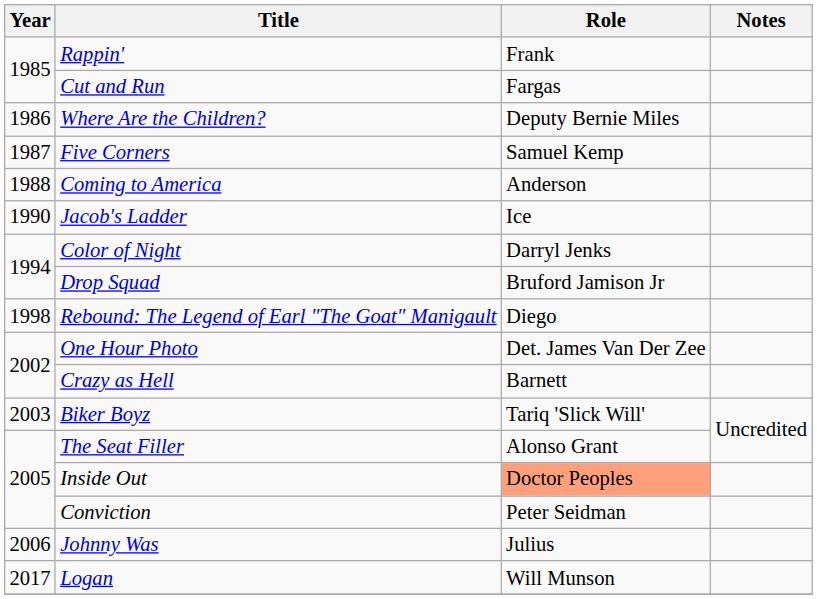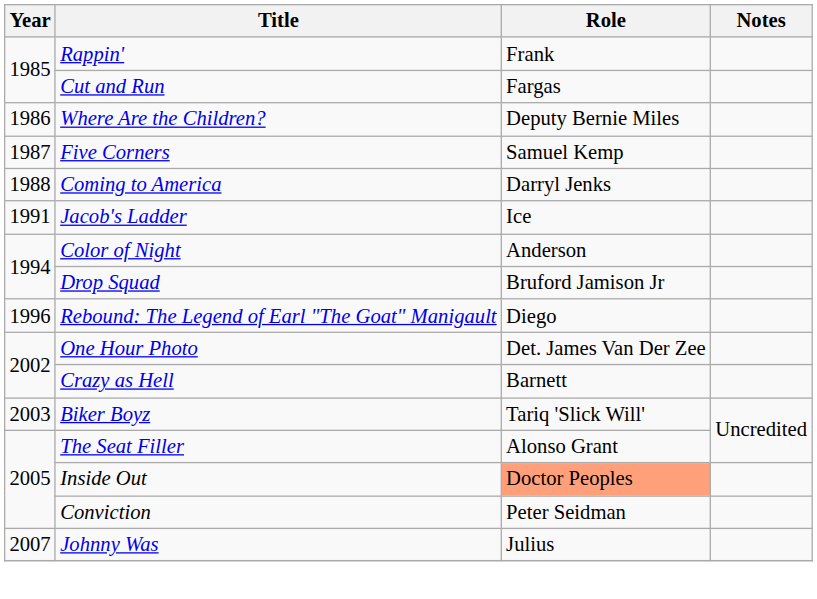(546, 184) Anderson -> (559, 184) Darryl Jenks
(30, 217) 1990 -> (30, 217) 1991
(559, 250) Darryl Jenks -> (546, 250) Anderson
(30, 315) 1998 -> (30, 315) 1996
(30, 544) 2006 -> (30, 544) 2007
- row: (87, 577)
